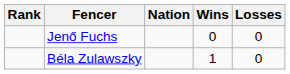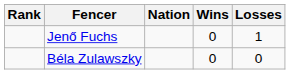(258, 36) 0 -> (258, 36) 1
(213, 58) 1 -> (213, 58) 0
